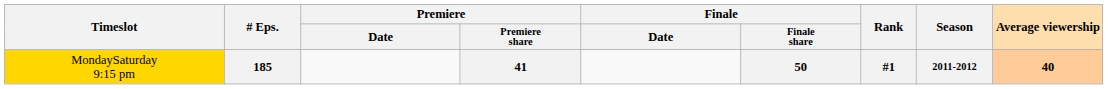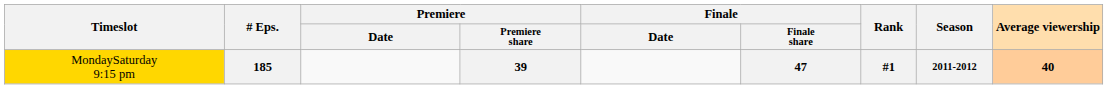(521, 66) 41 -> (521, 66) 39
(801, 66) 50 -> (801, 66) 47
